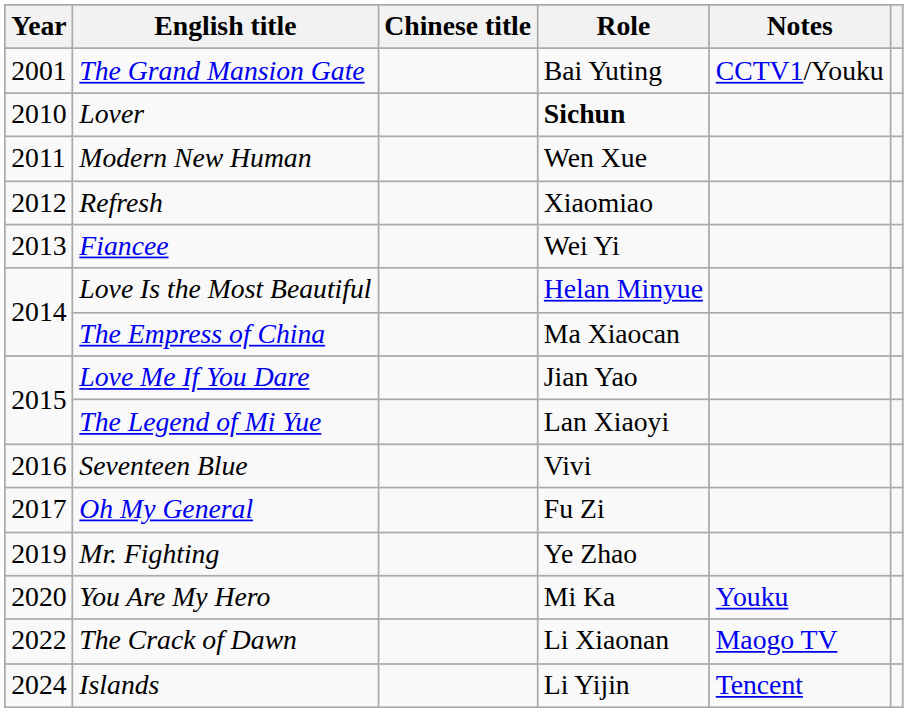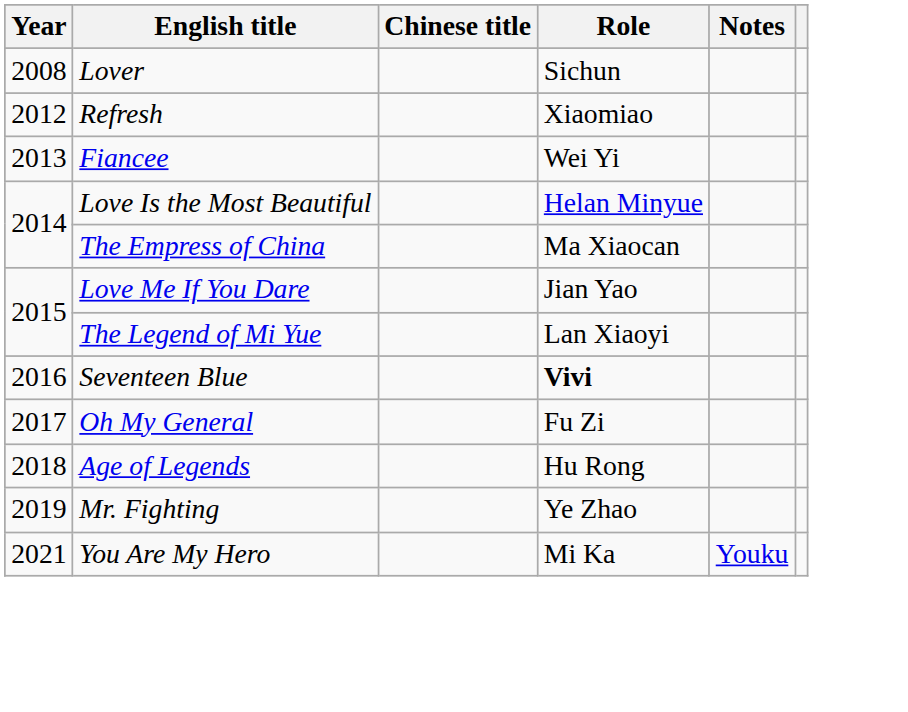- row: (222, 70)
(39, 114) 2010 -> (39, 70) 2008
(585, 114) bold -> (582, 70) normal
- row: (195, 158)
(568, 465) normal -> (568, 377) bold
+ row: (165, 465)
(39, 597) 2020 -> (39, 553) 2021
- row: (188, 641)
- row: (119, 684)
